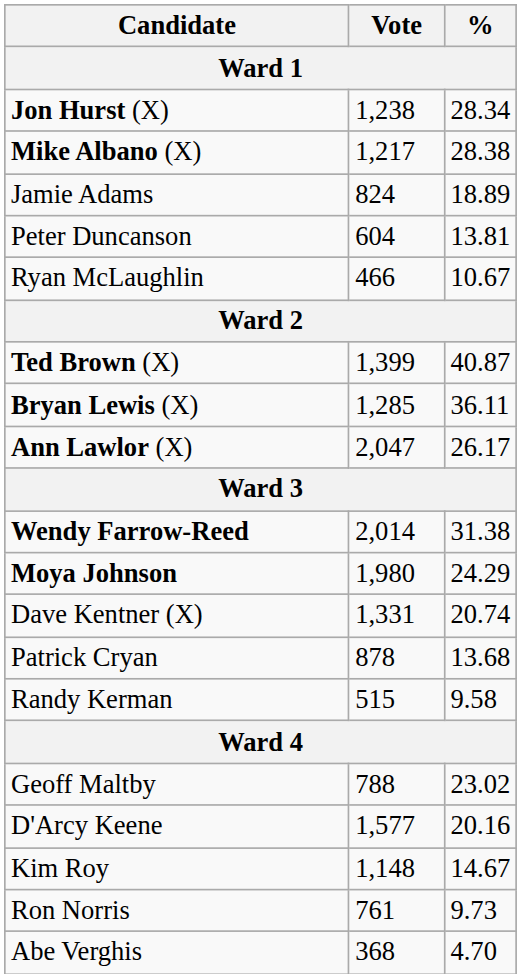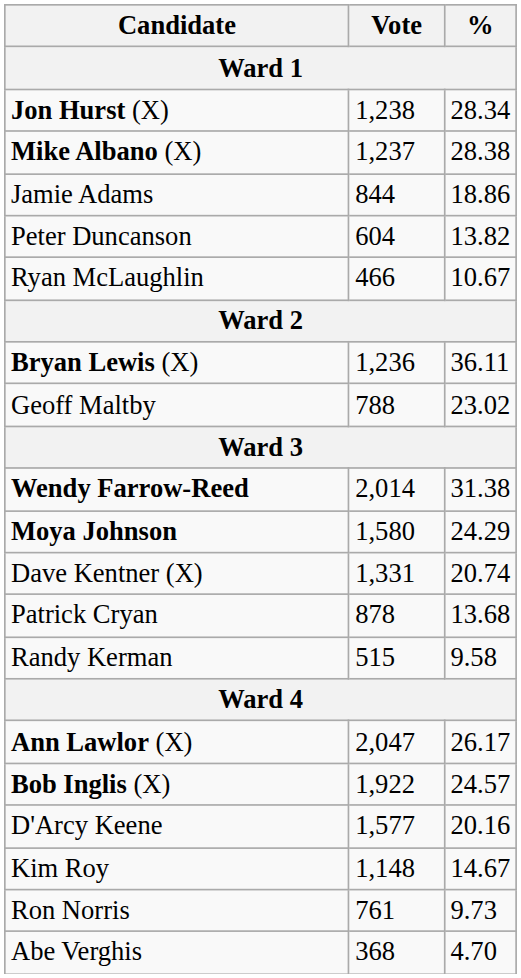(385, 151) 1,217 -> (385, 151) 1,237
(375, 194) 824 -> (375, 194) 844
(480, 194) 18.89 -> (480, 194) 18.86
(480, 236) 13.81 -> (480, 236) 13.82
- row: (95, 362)
(385, 404) 1,285 -> (385, 362) 1,236
rows swapped: (83, 783) <-> (102, 446)
(385, 573) 1,980 -> (385, 531) 1,580
+ row: (91, 783)
